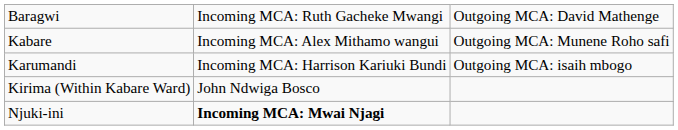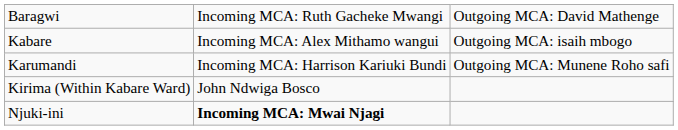(561, 40) Outgoing MCA: Munene Roho safi -> (543, 40) Outgoing MCA: isaih mbogo
(543, 64) Outgoing MCA: isaih mbogo -> (561, 64) Outgoing MCA: Munene Roho safi
